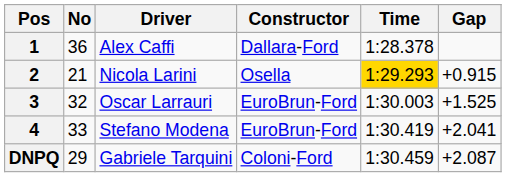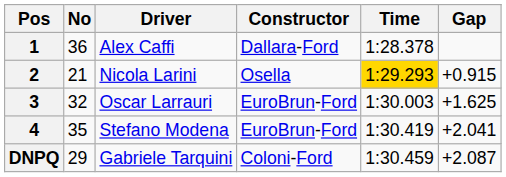(469, 102) +1.525 -> (469, 102) +1.625
(78, 130) 33 -> (78, 130) 35
